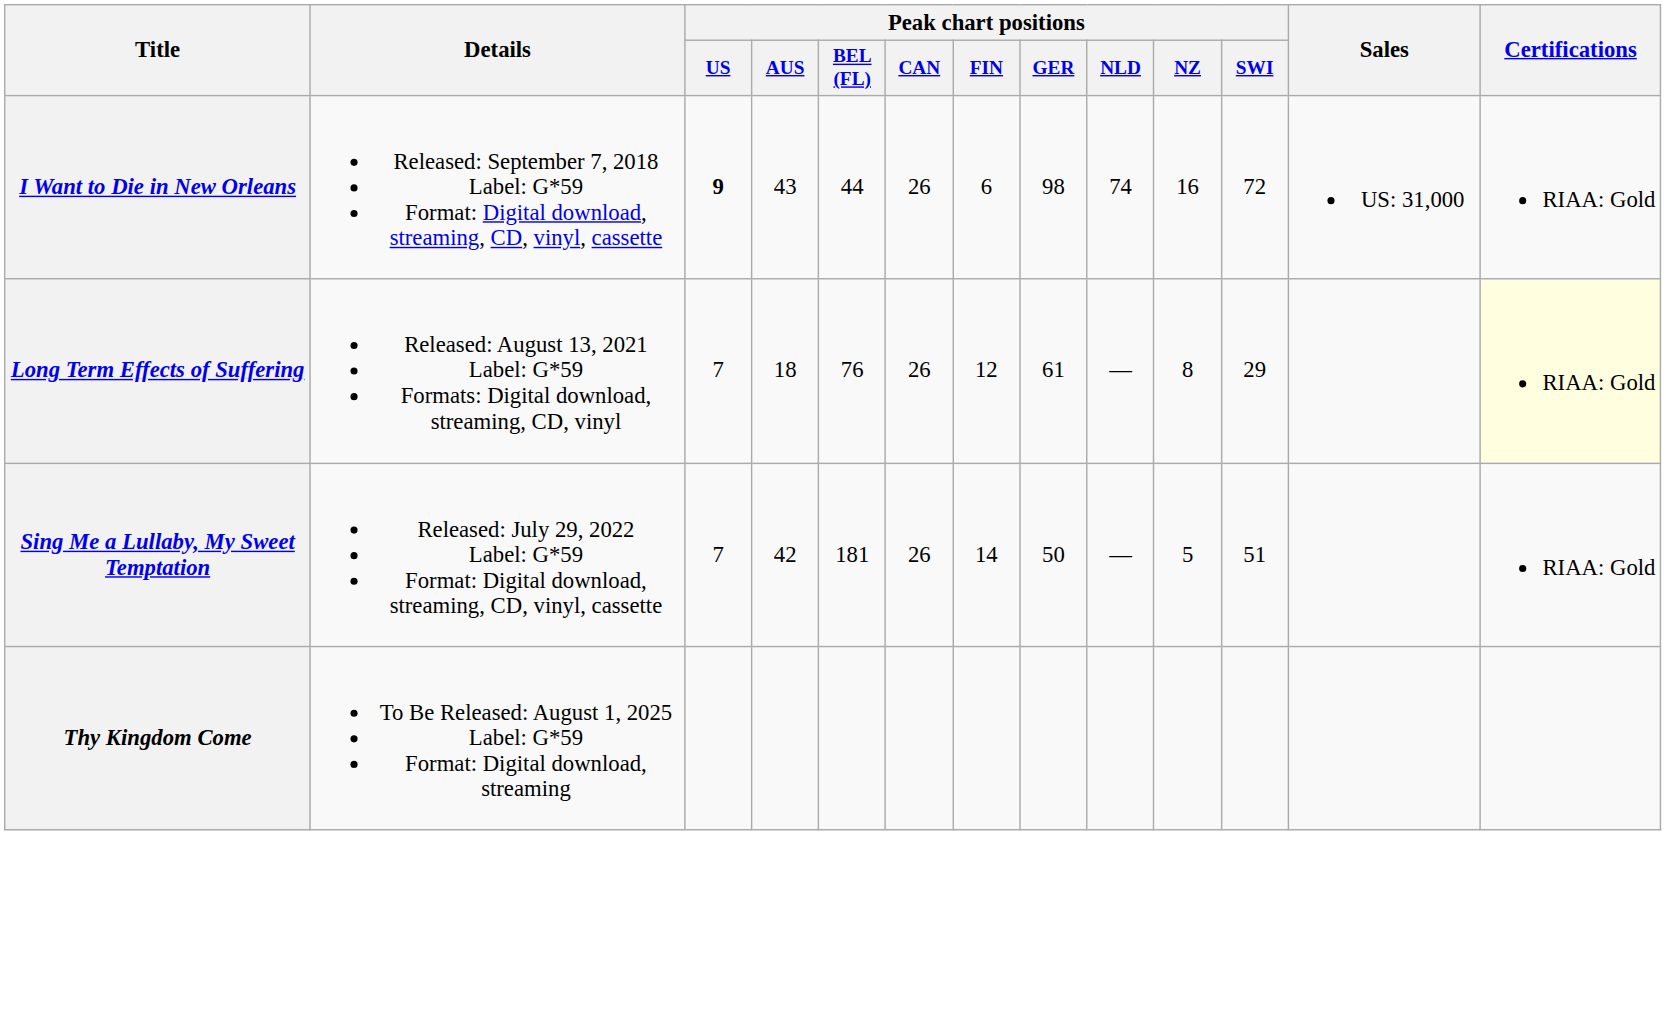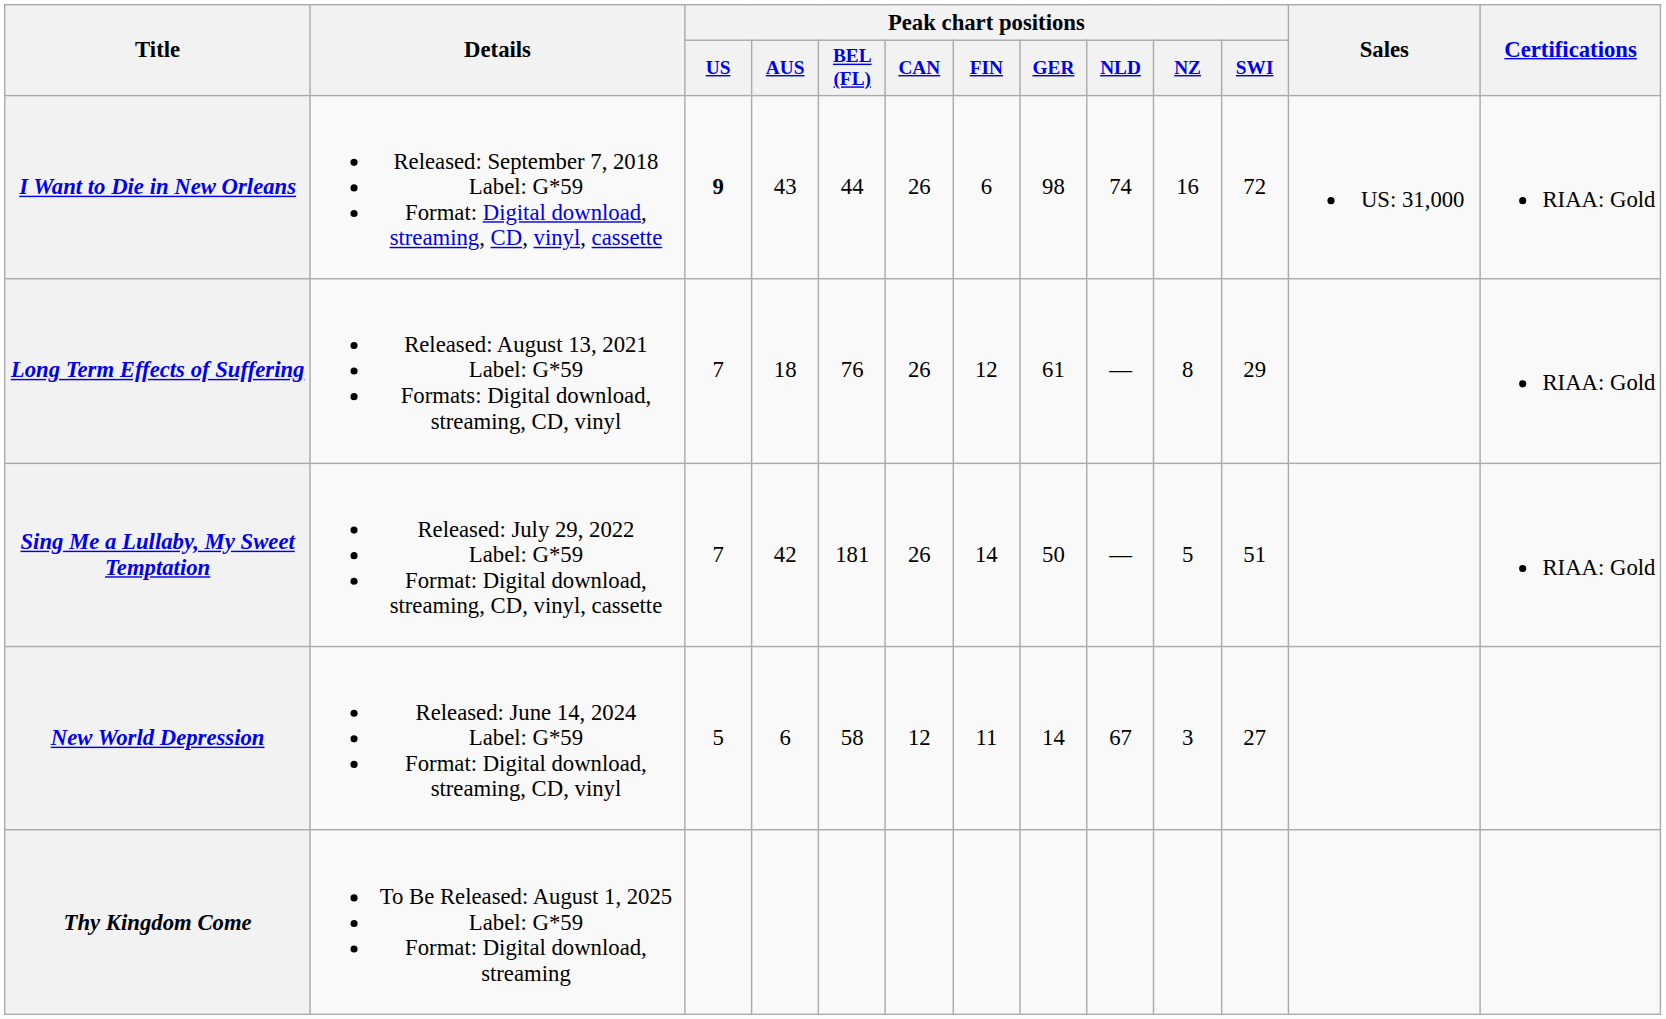(1571, 384) lightyellow background -> (1571, 384) no background
+ row: (158, 738)
